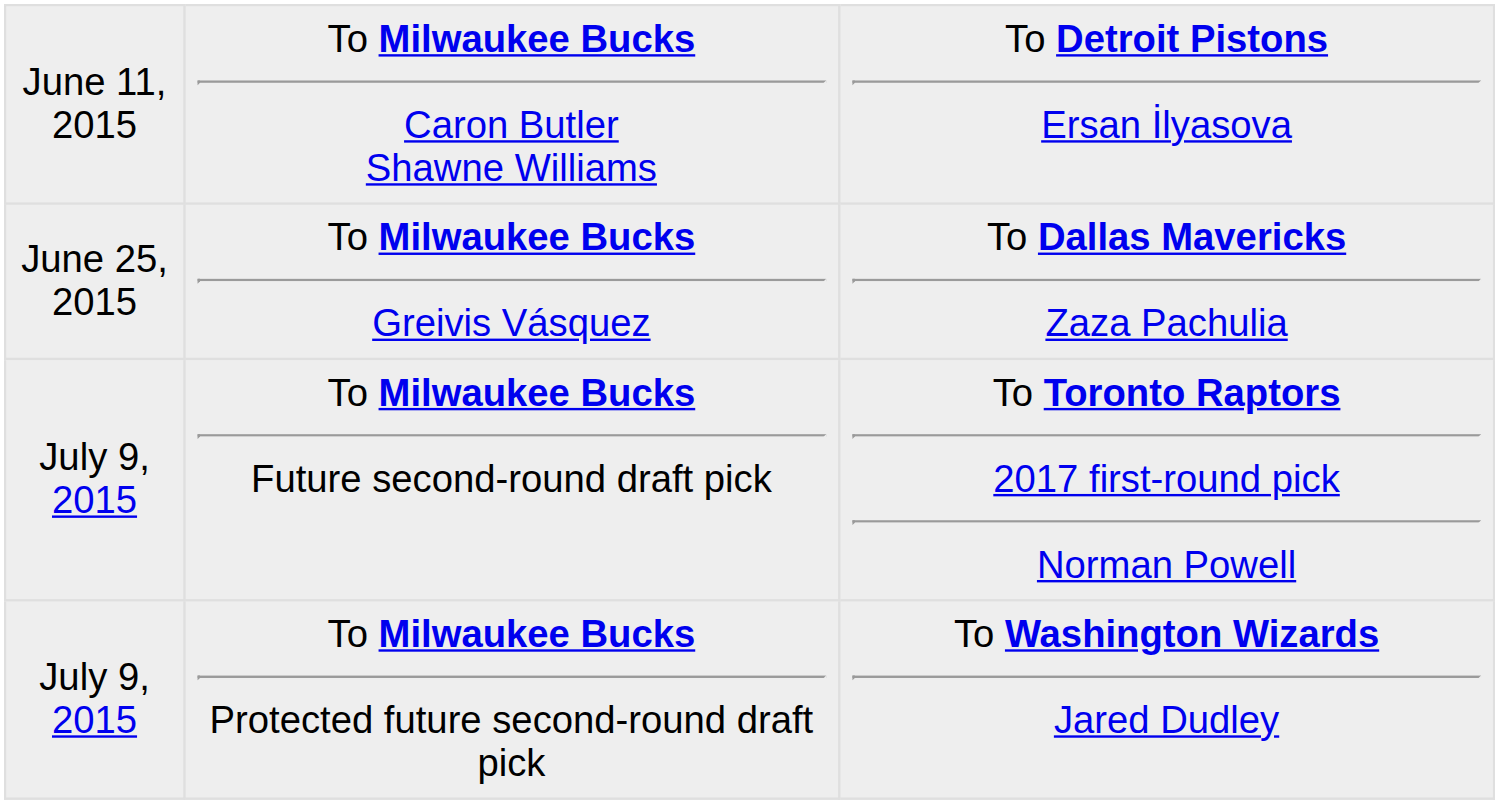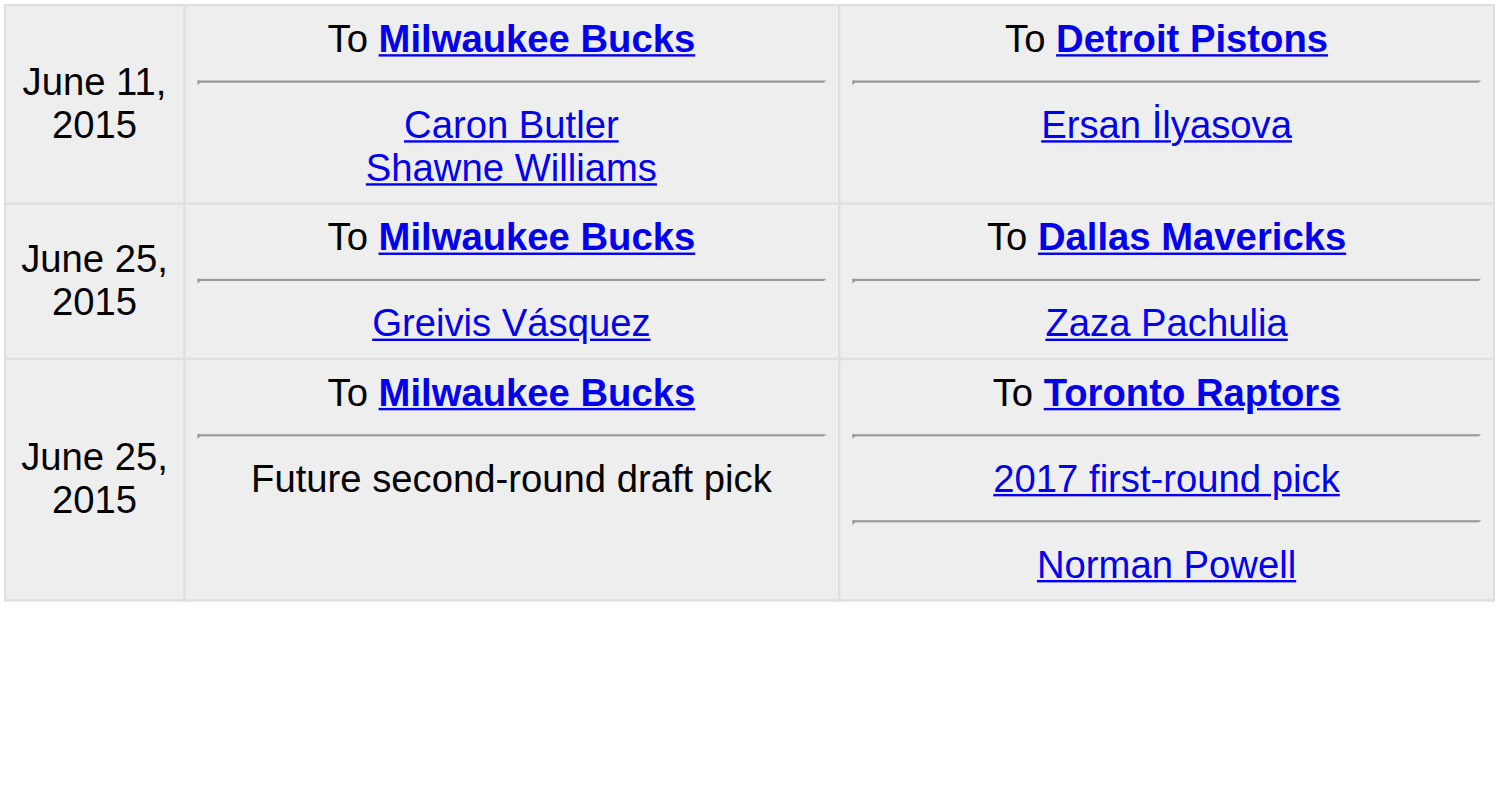(95, 478) July 9, 2015 -> (95, 478) June 25, 2015
- row: (511, 698)
